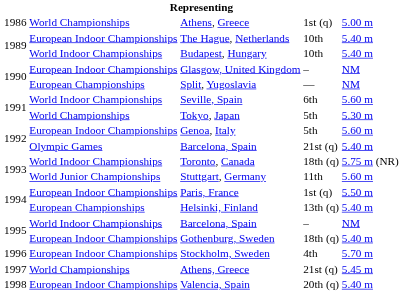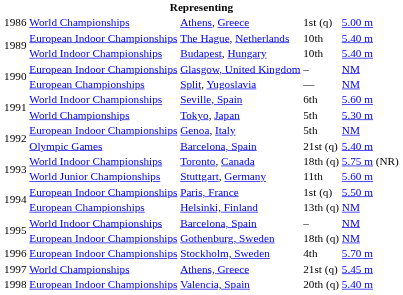(357, 130) 5.60 m -> (351, 130) NM
(357, 207) 5.40 m -> (351, 207) NM
(357, 238) 5.40 m -> (351, 238) NM
